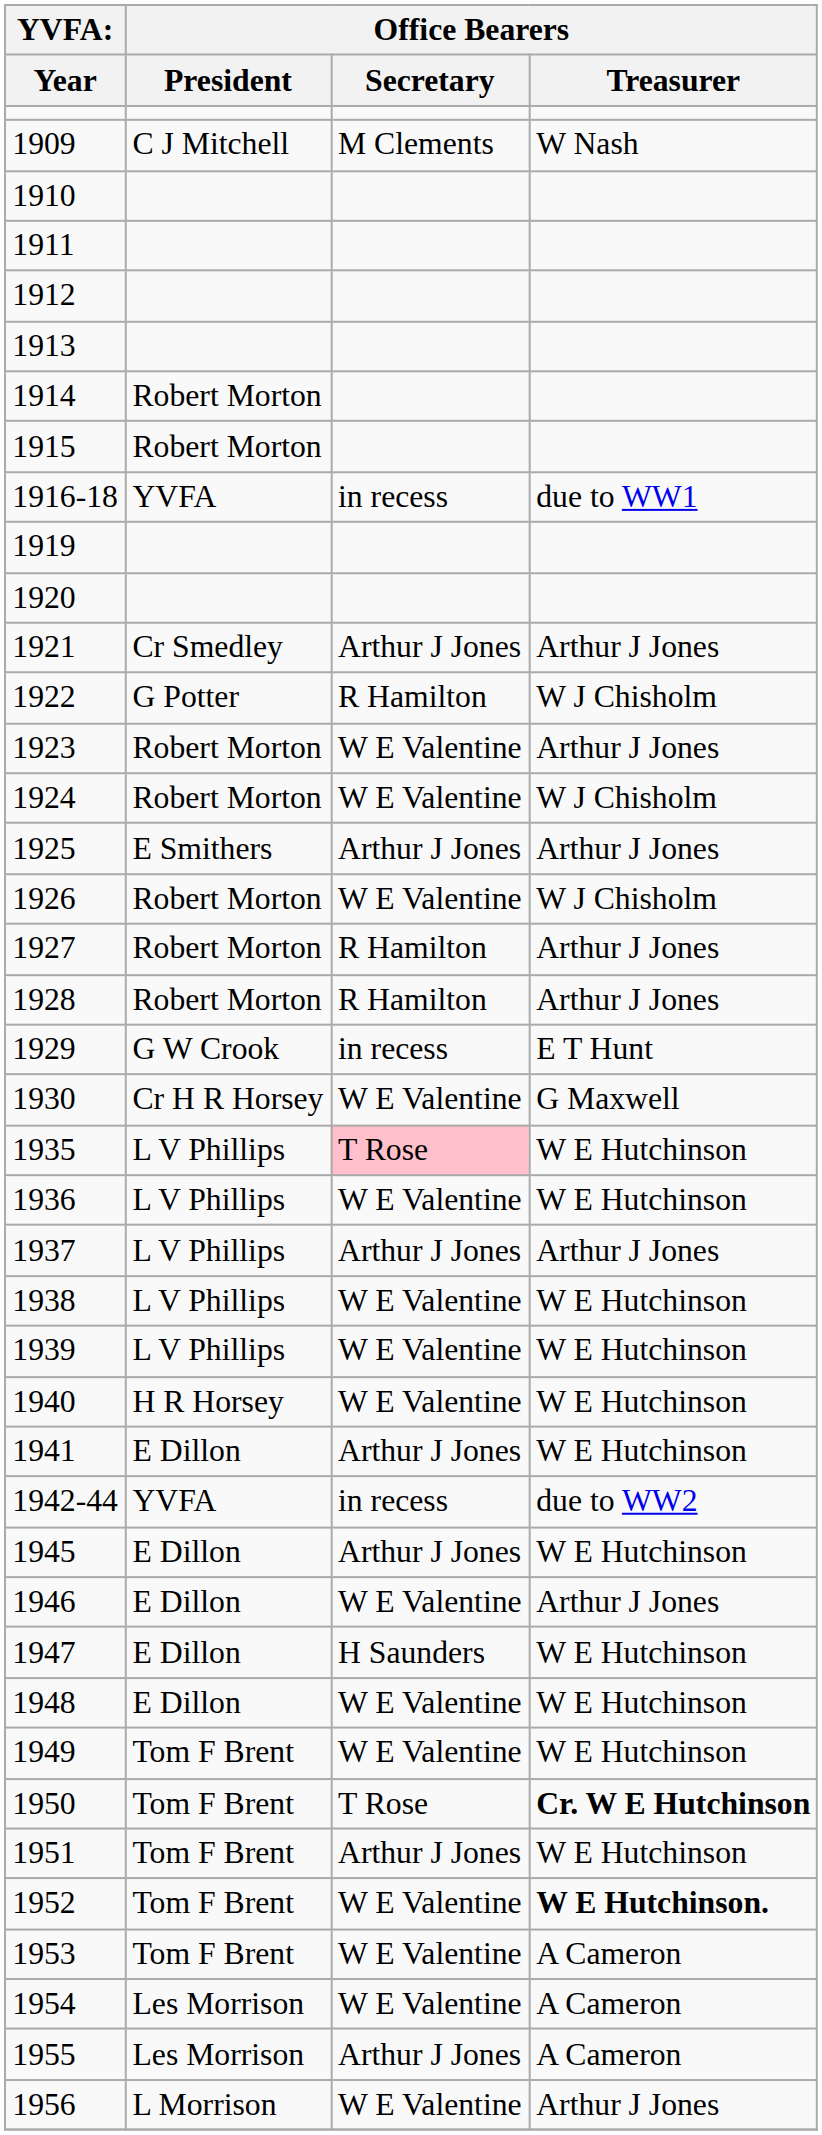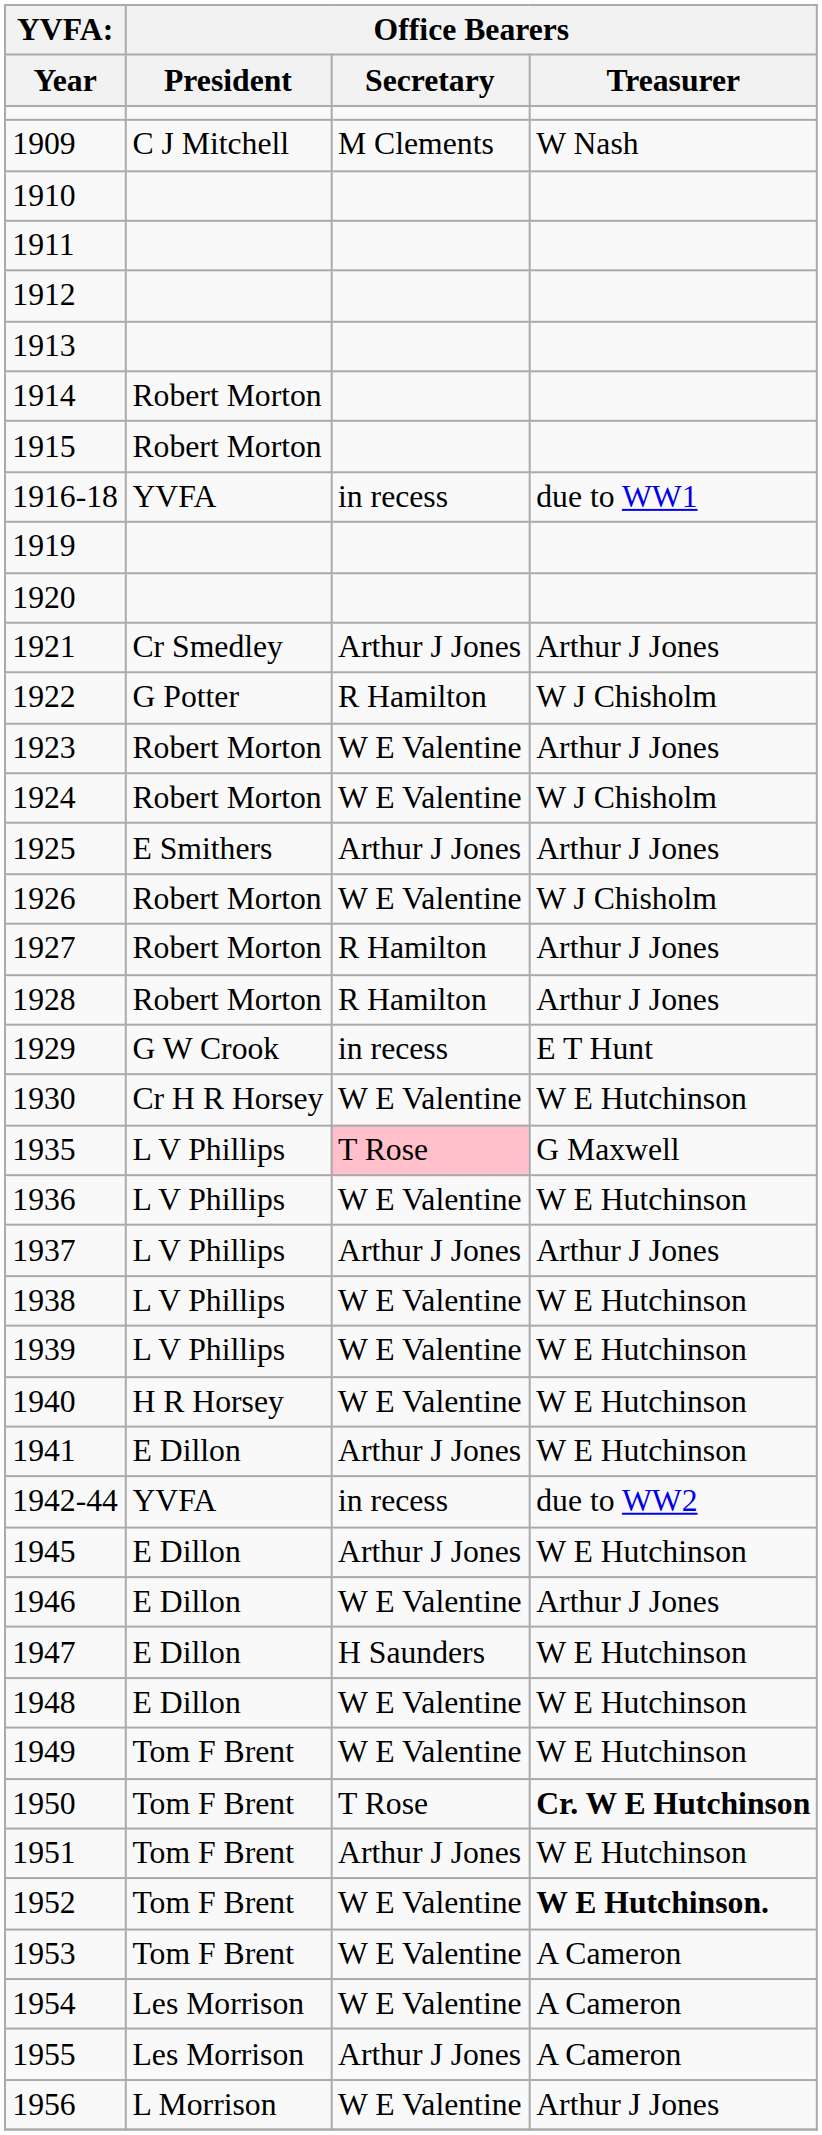(608, 1099) G Maxwell -> (642, 1099) W E Hutchinson
(642, 1149) W E Hutchinson -> (608, 1149) G Maxwell
